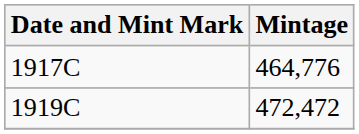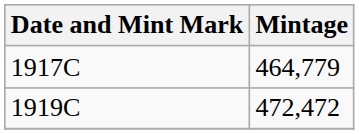(298, 66) 464,776 -> (298, 66) 464,779
